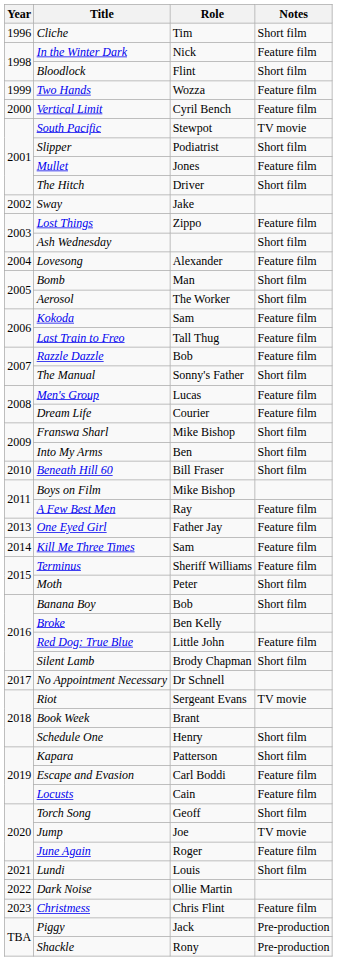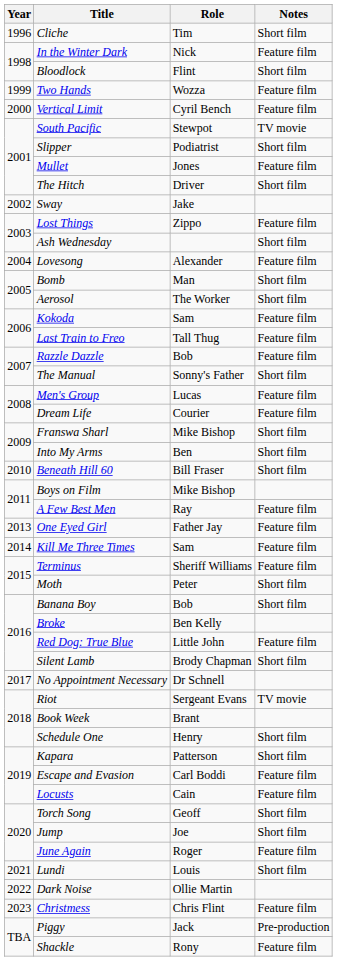(282, 832) TV movie -> (282, 832) Short film
(294, 946) Pre-production -> (287, 946) Feature film
